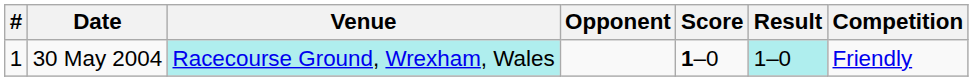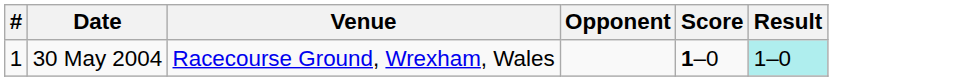- column: (898, 22)
(364, 57) paleturquoise background -> (364, 57) no background
